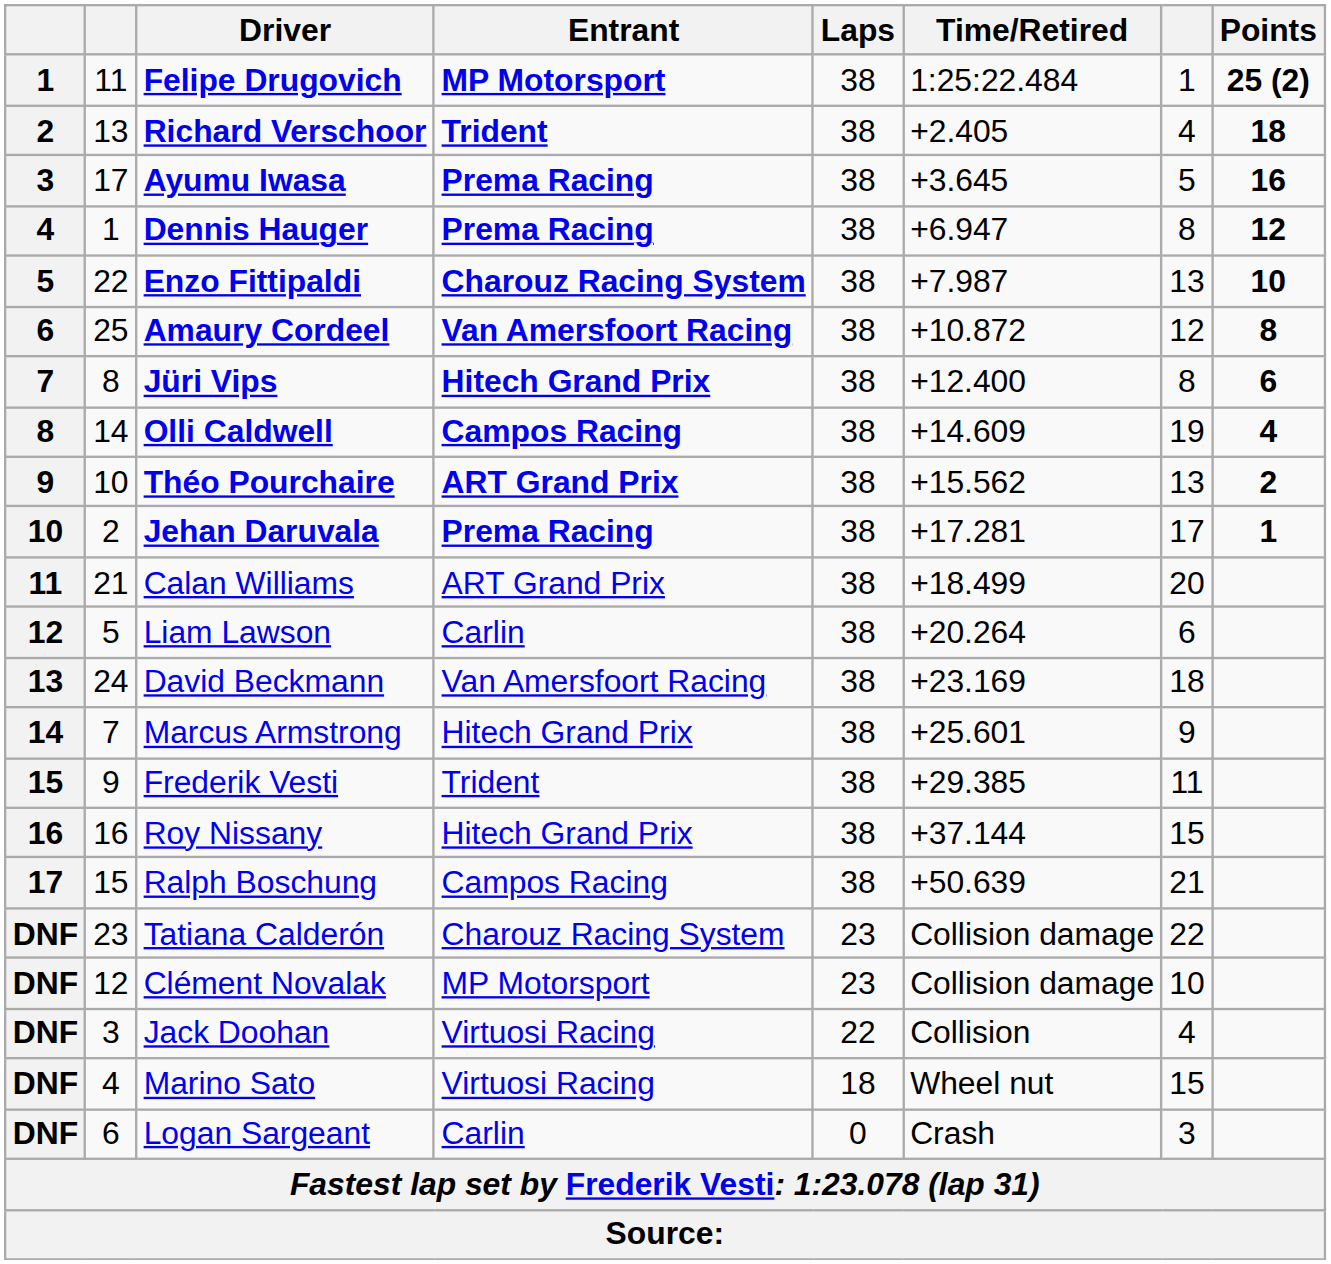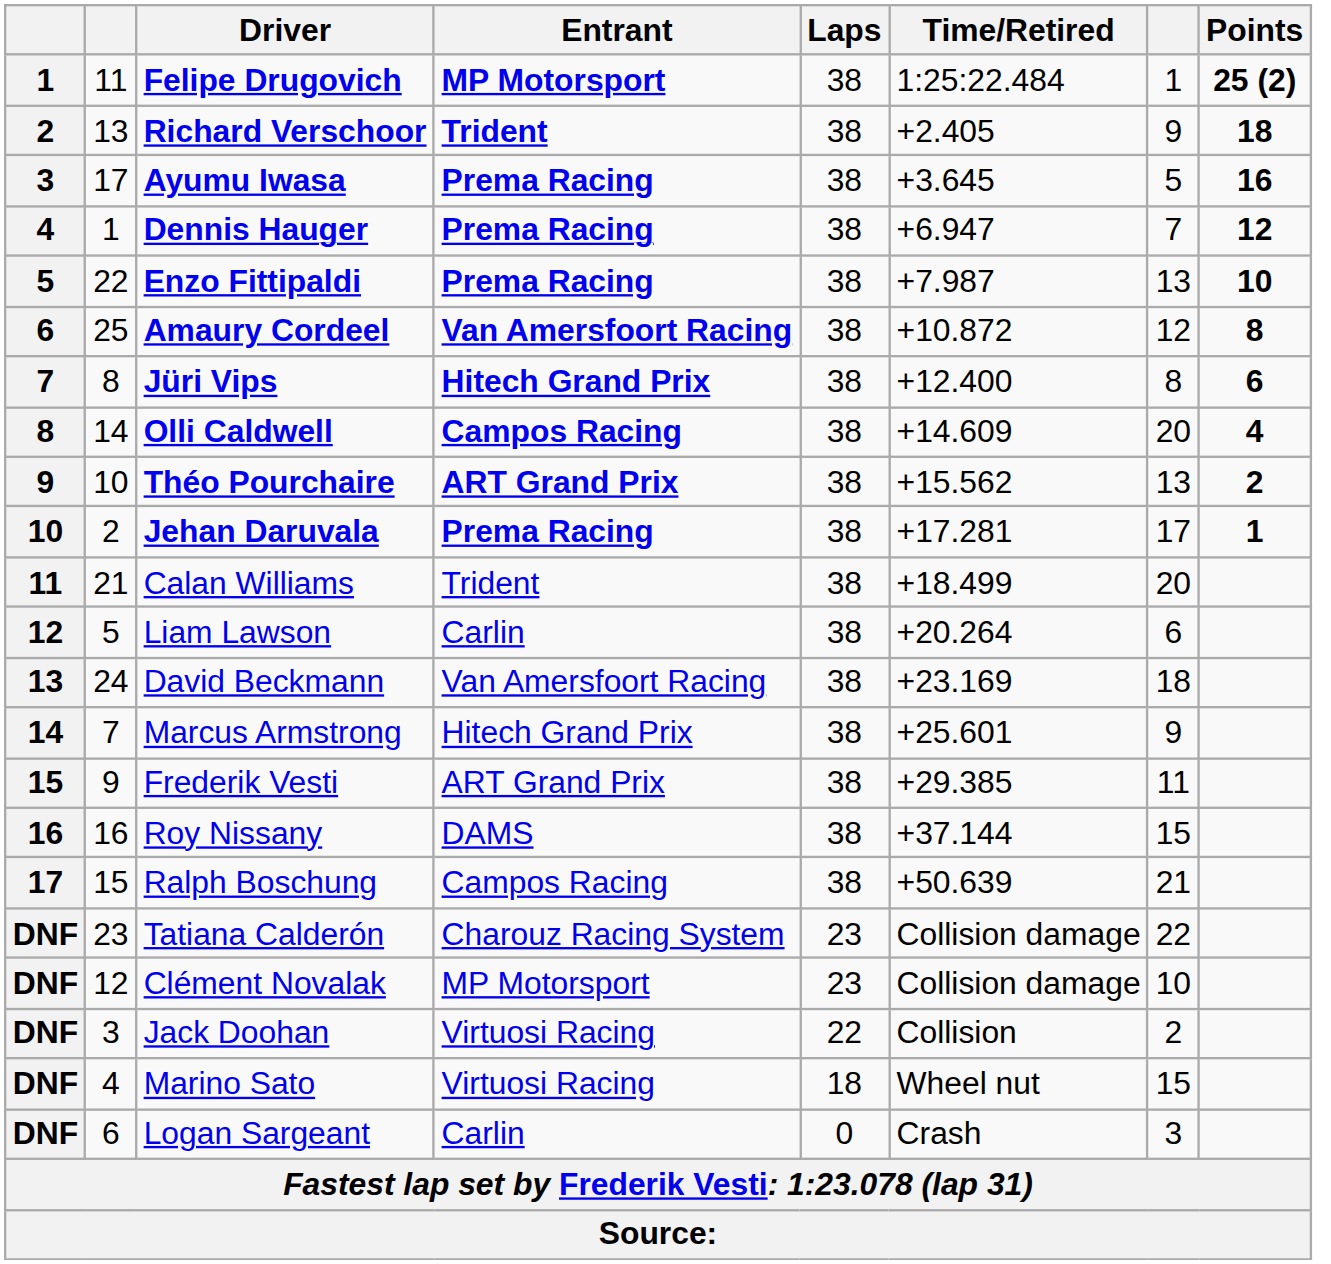(1187, 130) 4 -> (1173, 130) 9
(1187, 231) 8 -> (1173, 231) 7
(624, 281) Charouz Racing System -> (548, 281) Prema Racing
(1187, 431) 19 -> (1173, 431) 20
(553, 582) ART Grand Prix -> (491, 582) Trident
(491, 782) Trident -> (553, 782) ART Grand Prix
(567, 832) Hitech Grand Prix -> (488, 832) DAMS
(1187, 1033) 4 -> (1173, 1033) 2
